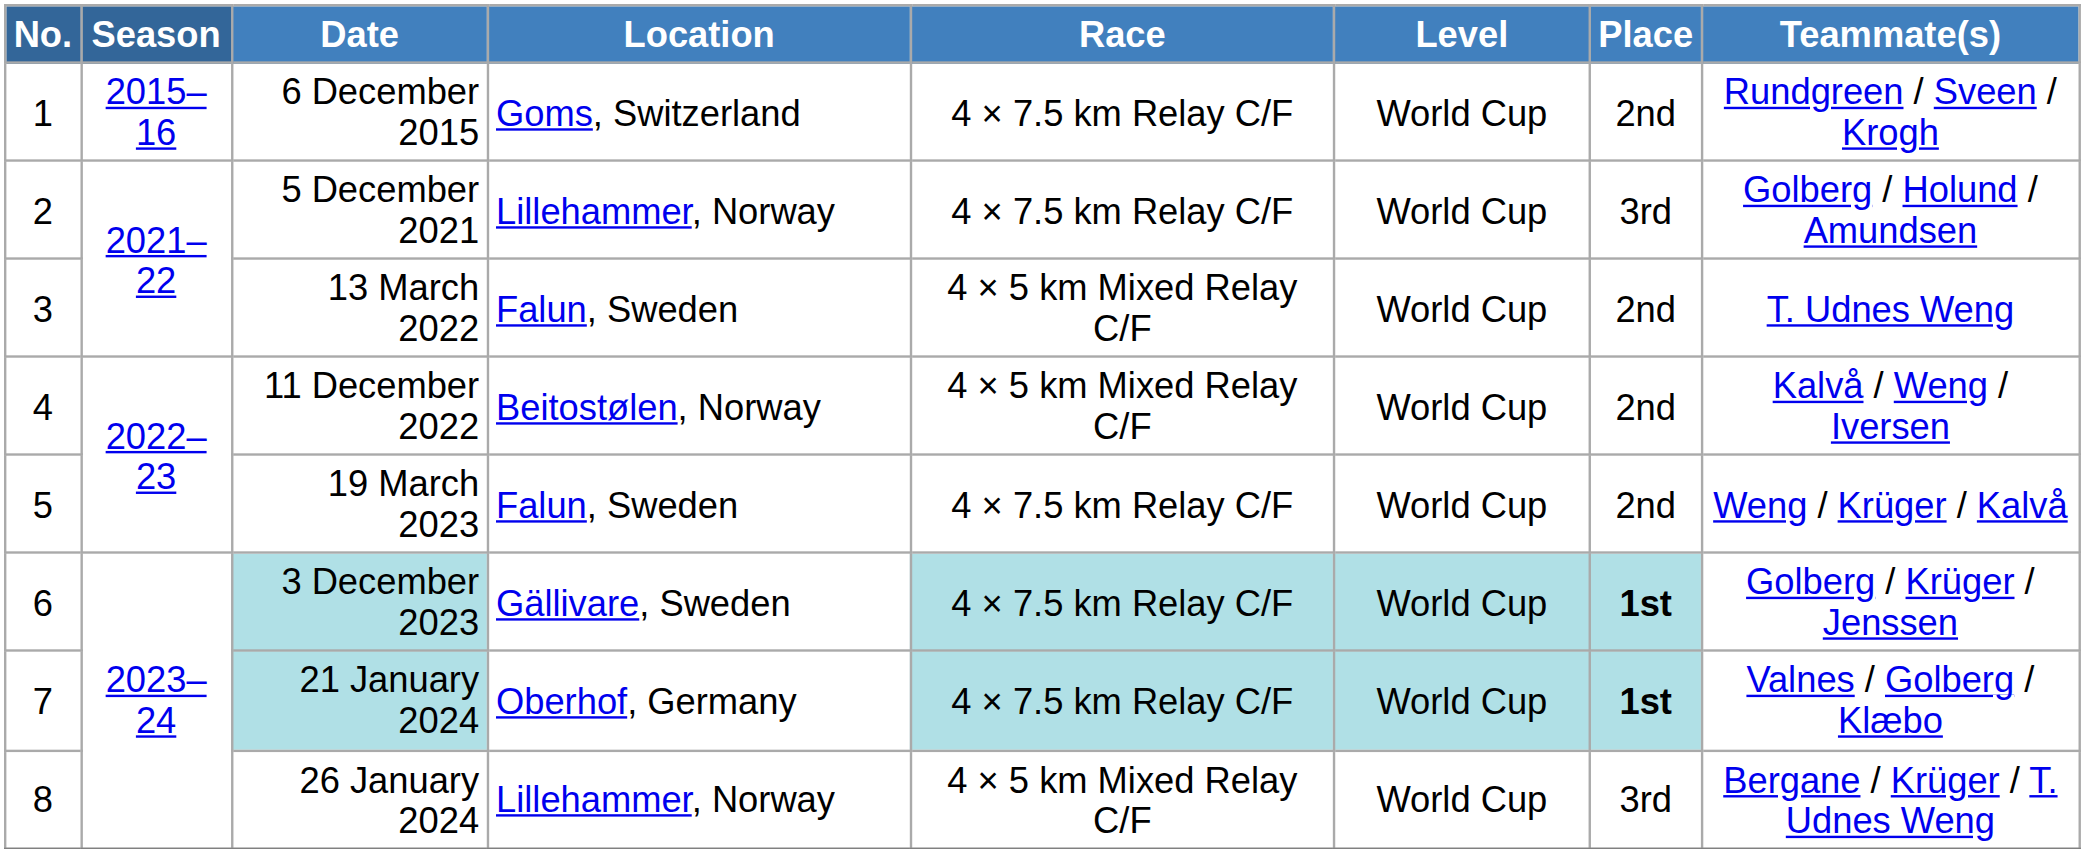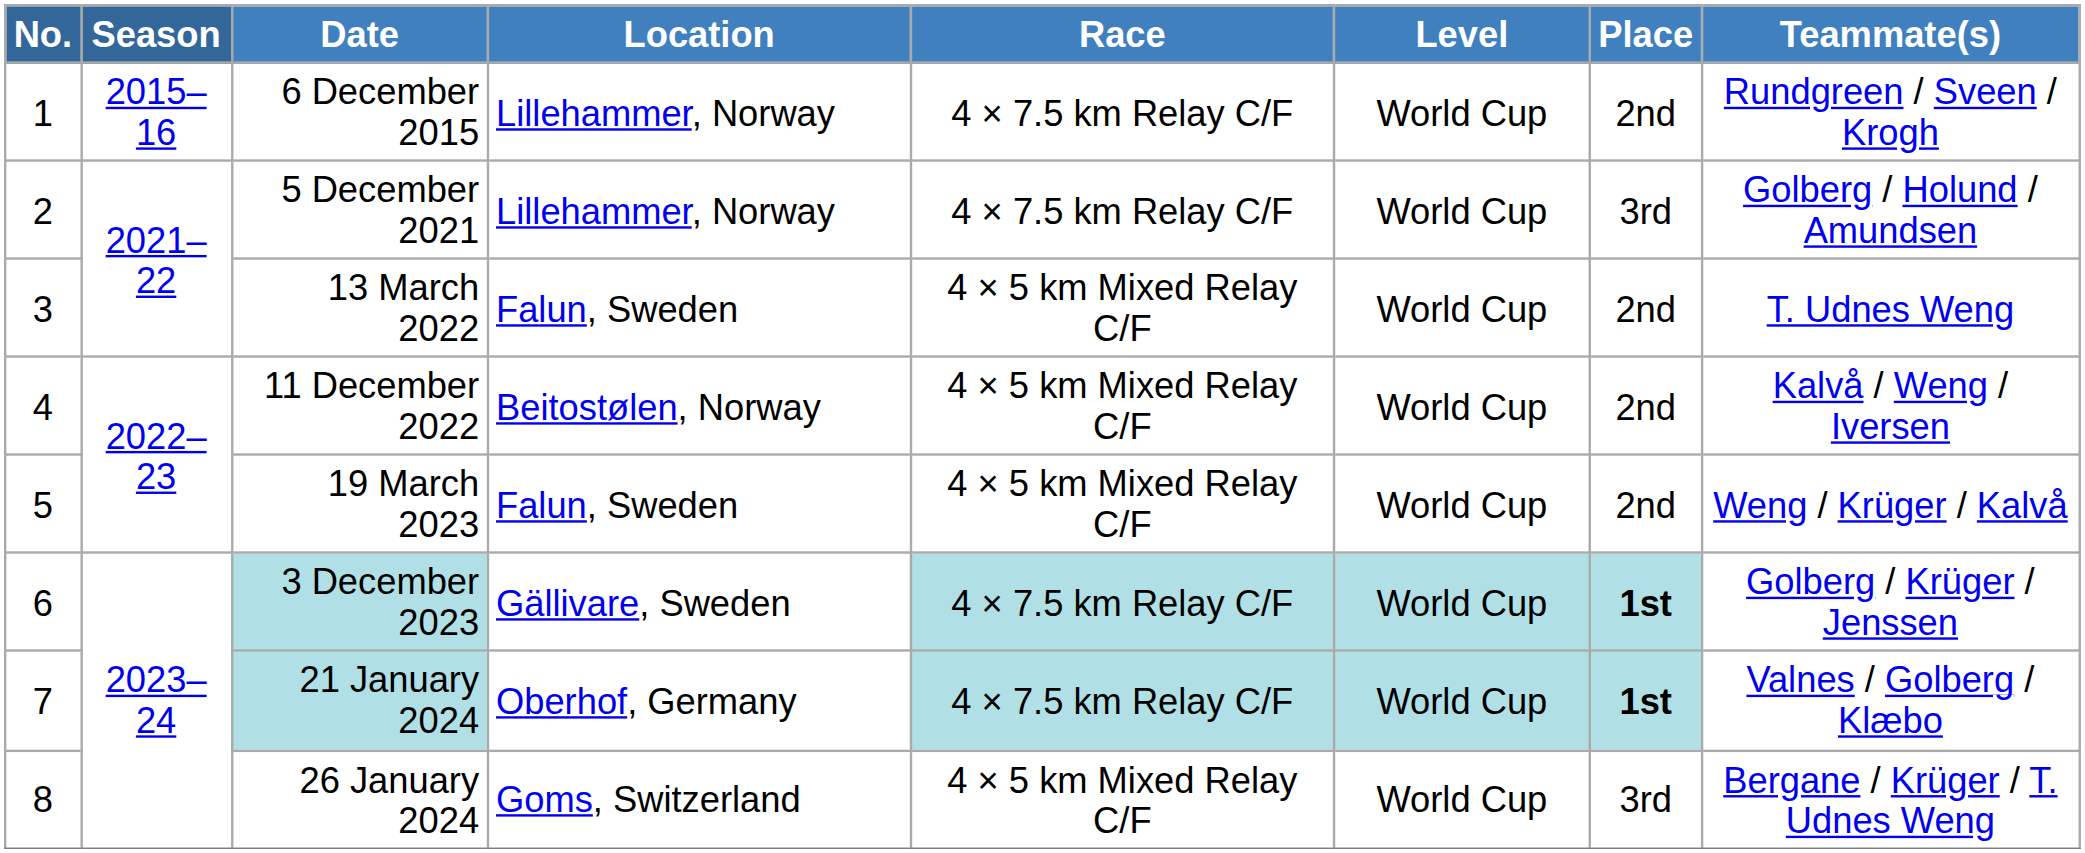(648, 112) Goms, Switzerland -> (665, 112) Lillehammer, Norway
(1122, 505) 4 × 7.5 km Relay C/F -> (1122, 505) 4 × 5 km Mixed Relay C/F
(665, 799) Lillehammer, Norway -> (648, 799) Goms, Switzerland
